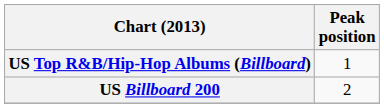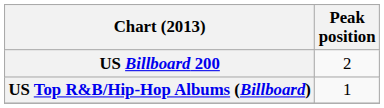rows swapped: (160, 90) <-> (160, 63)
